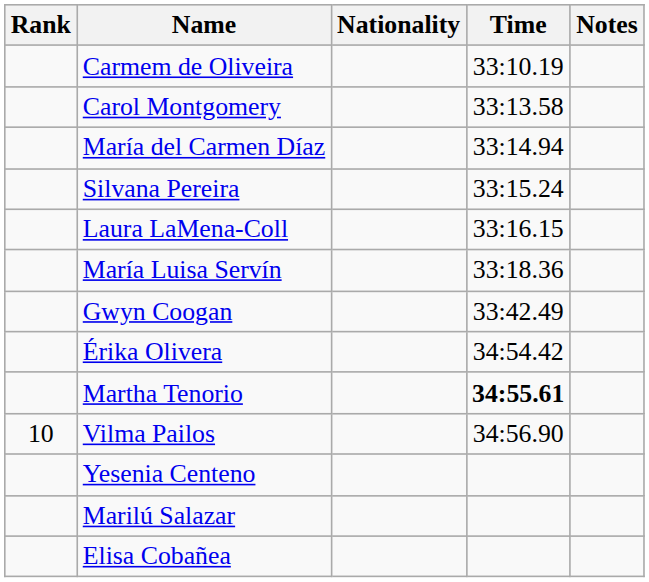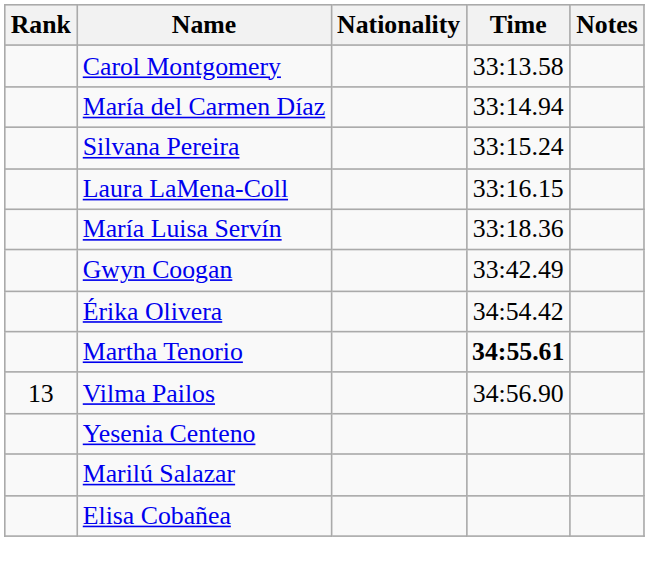- row: (188, 65)
(41, 433) 10 -> (41, 392) 13
